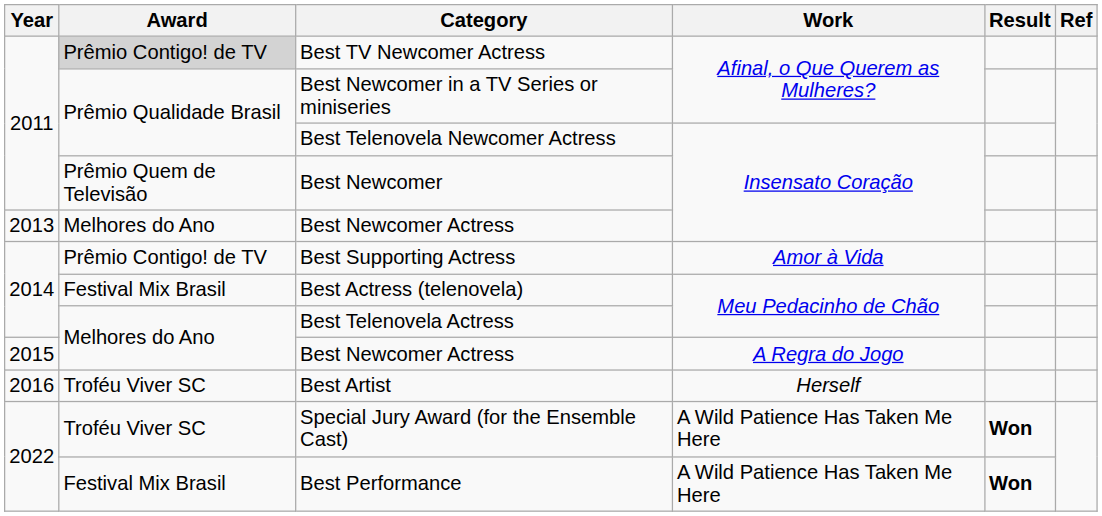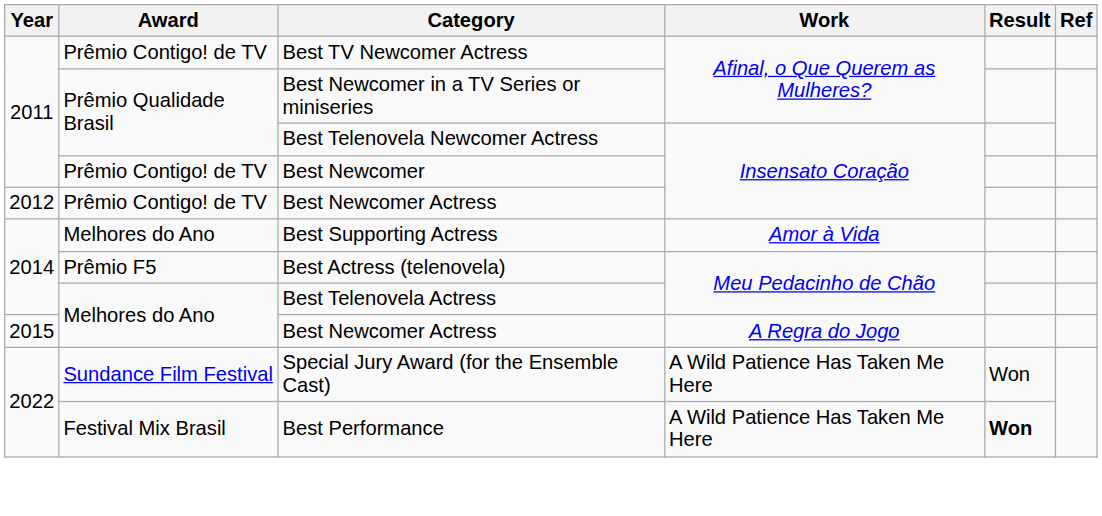(165, 52) lightgrey background -> (165, 52) no background
(140, 182) Prêmio Quem de Televisão -> (165, 171) Prêmio Contigo! de TV
(32, 225) 2013 -> (32, 203) 2012
(139, 225) Melhores do Ano -> (165, 203) Prêmio Contigo! de TV
(165, 257) Prêmio Contigo! de TV -> (139, 235) Melhores do Ano
(145, 289) Festival Mix Brasil -> (110, 266) Prêmio F5
- row: (345, 385)
(135, 428) Troféu Viver SC -> (168, 374) Sundance Film Festival
(1011, 428) bold -> (1010, 374) normal
